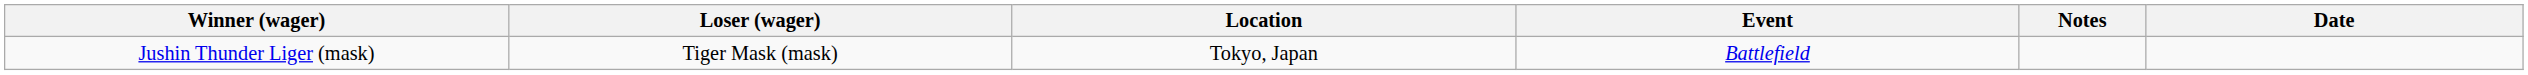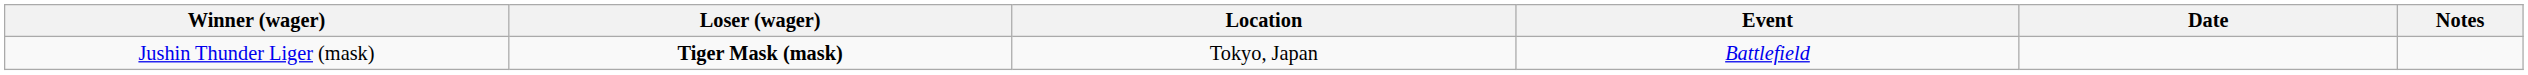columns swapped: (2334, 20) <-> (2082, 20)
(760, 52) normal -> (760, 52) bold
